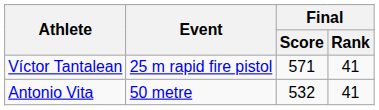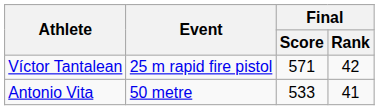(351, 68) 41 -> (351, 68) 42
(302, 93) 532 -> (302, 93) 533
